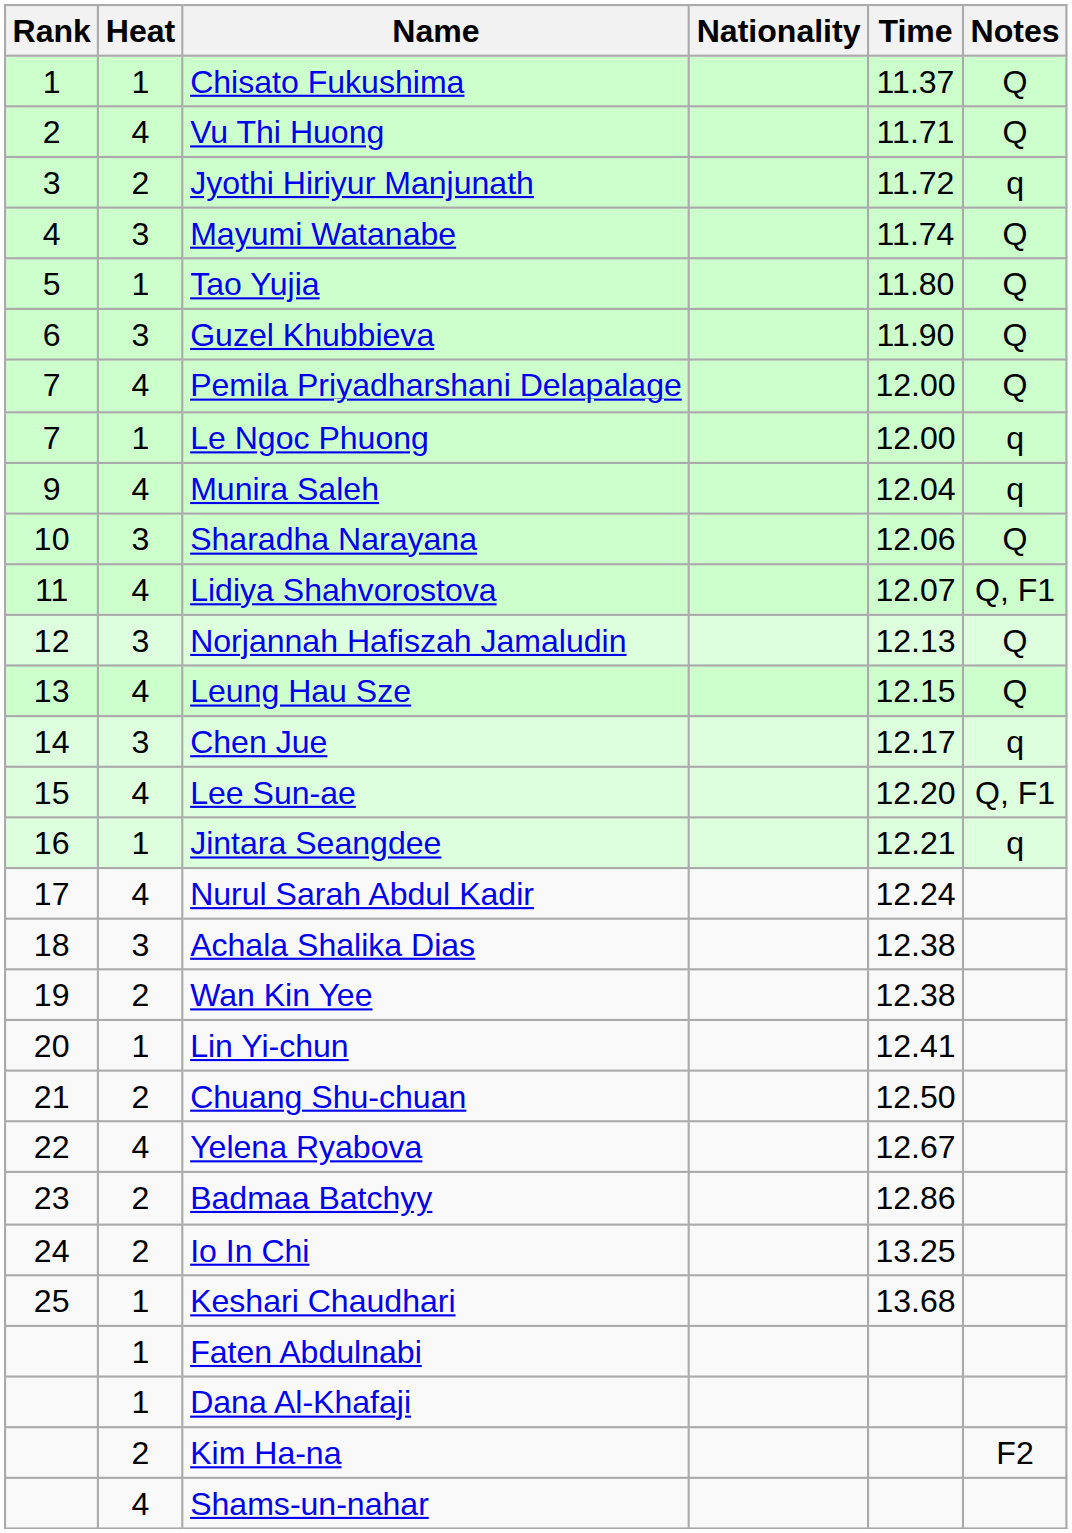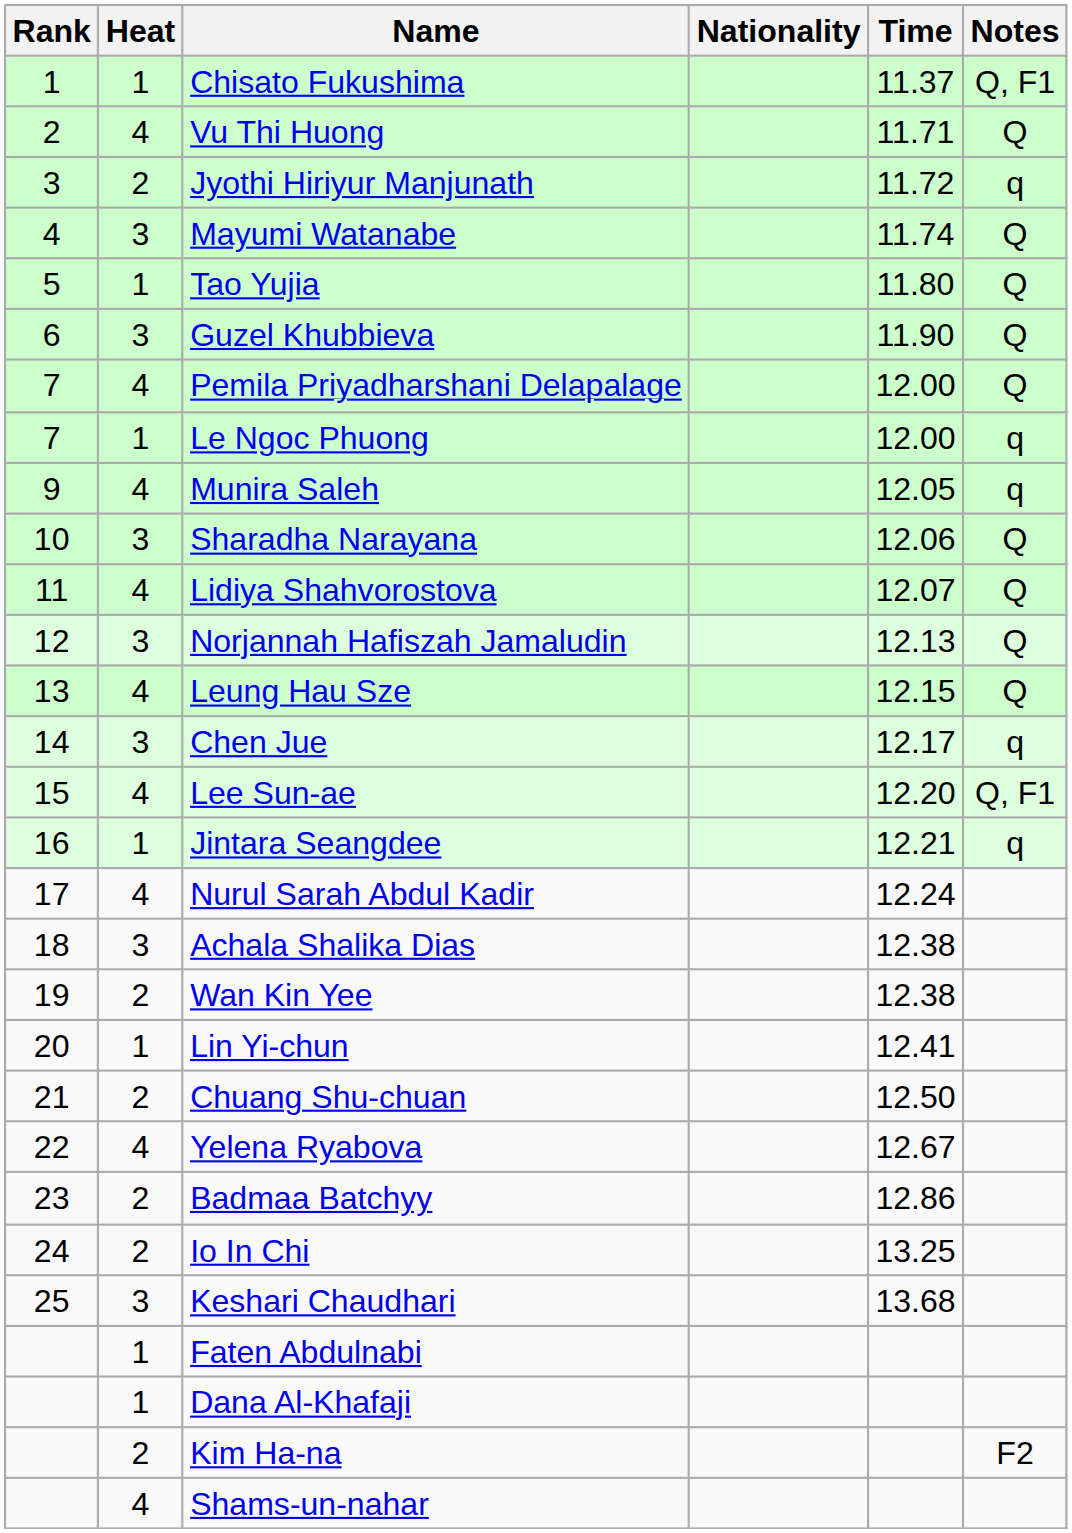(1015, 81) Q -> (1015, 81) Q, F1
(916, 488) 12.04 -> (916, 488) 12.05
(1015, 589) Q, F1 -> (1015, 589) Q
(141, 1300) 1 -> (141, 1300) 3
